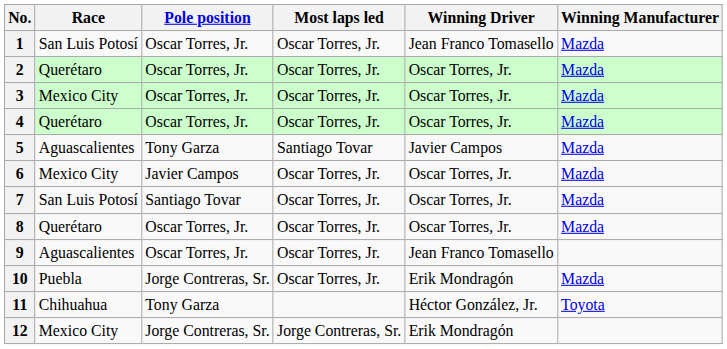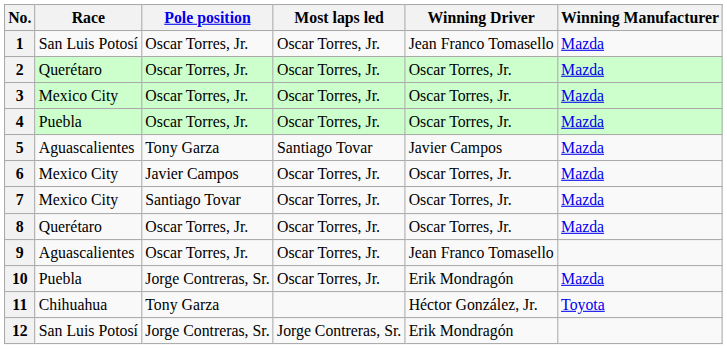(70, 121) Querétaro -> (60, 121) Puebla
(88, 200) San Luis Potosí -> (78, 200) Mexico City
(78, 330) Mexico City -> (88, 330) San Luis Potosí
